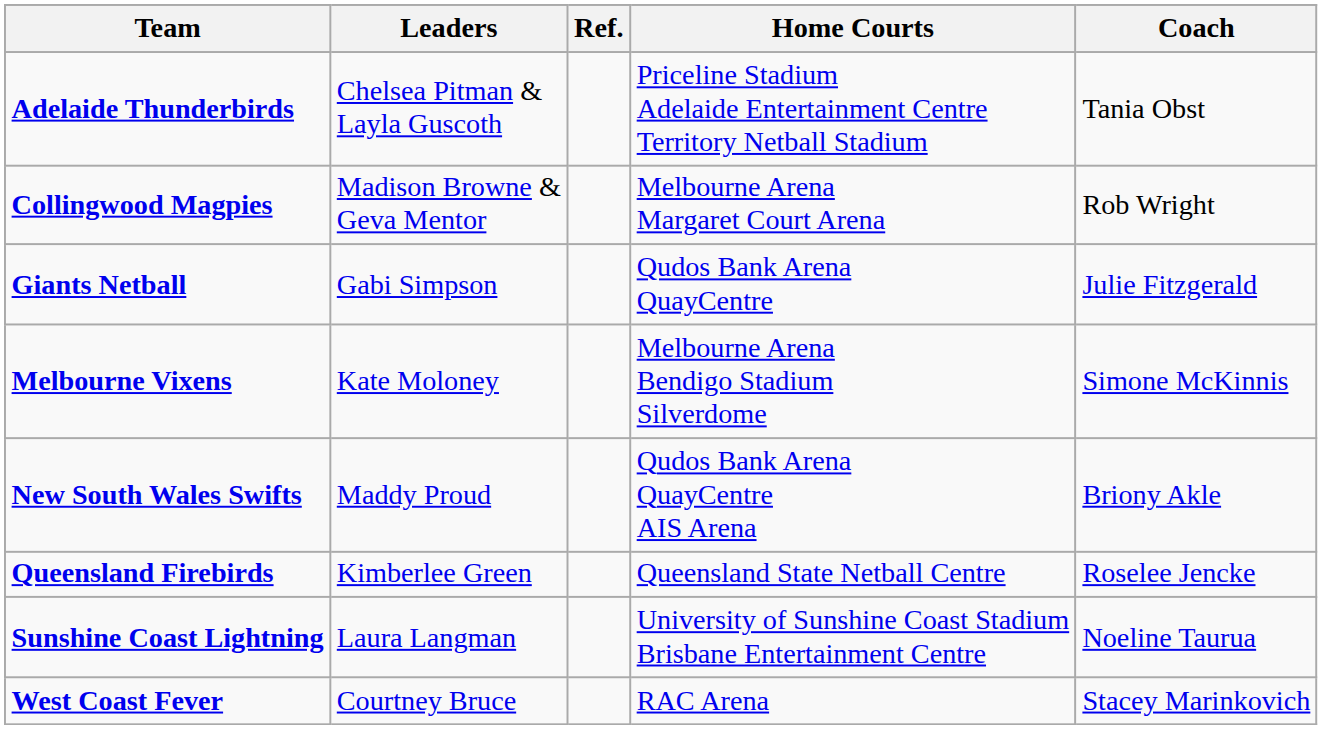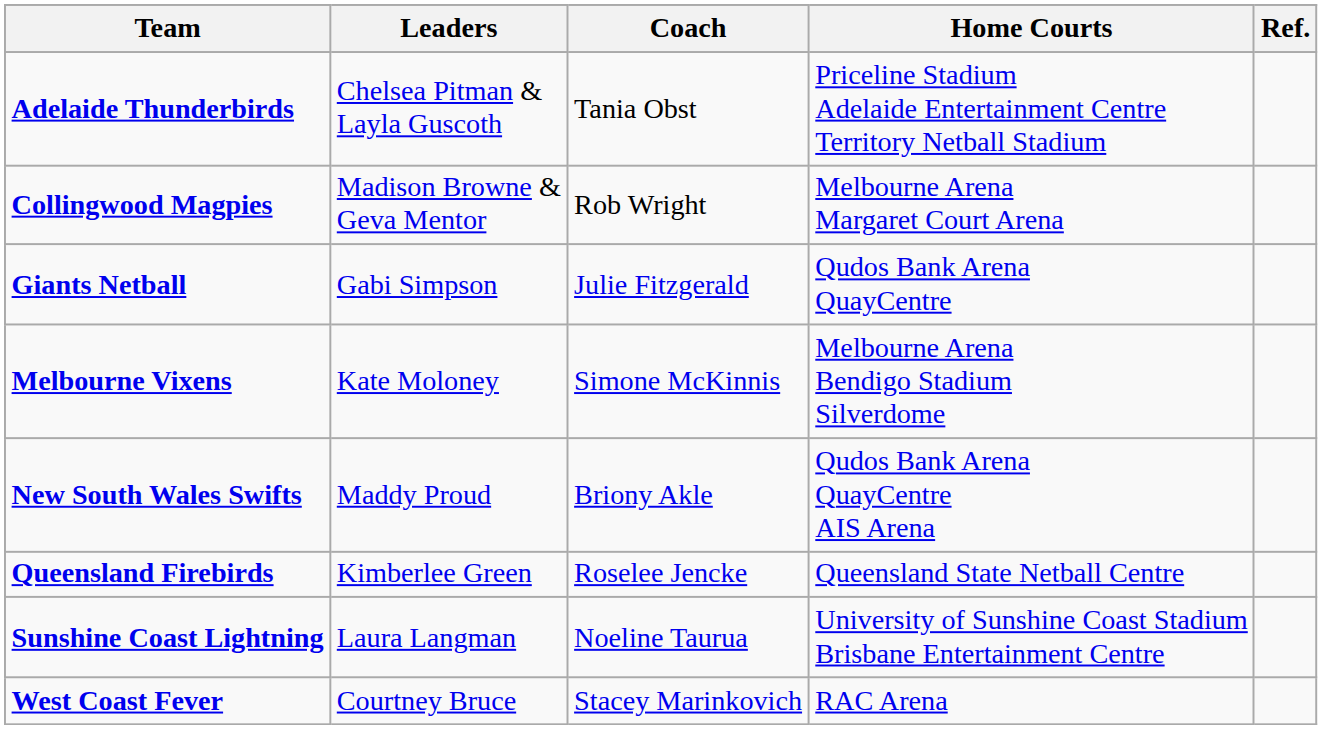columns swapped: (1196, 28) <-> (599, 28)
